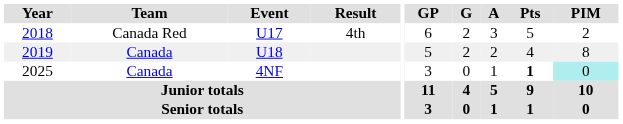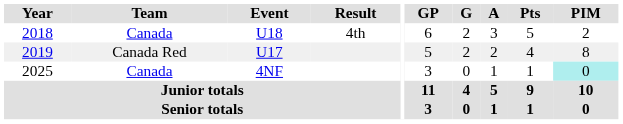(149, 32) Canada Red -> (149, 32) Canada
(269, 32) U17 -> (269, 32) U18
(149, 52) Canada -> (149, 52) Canada Red
(269, 52) U18 -> (269, 52) U17
(530, 71) bold -> (530, 71) normal
